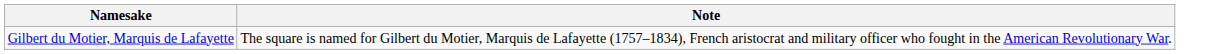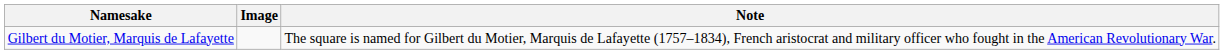+ column: (259, 15)
